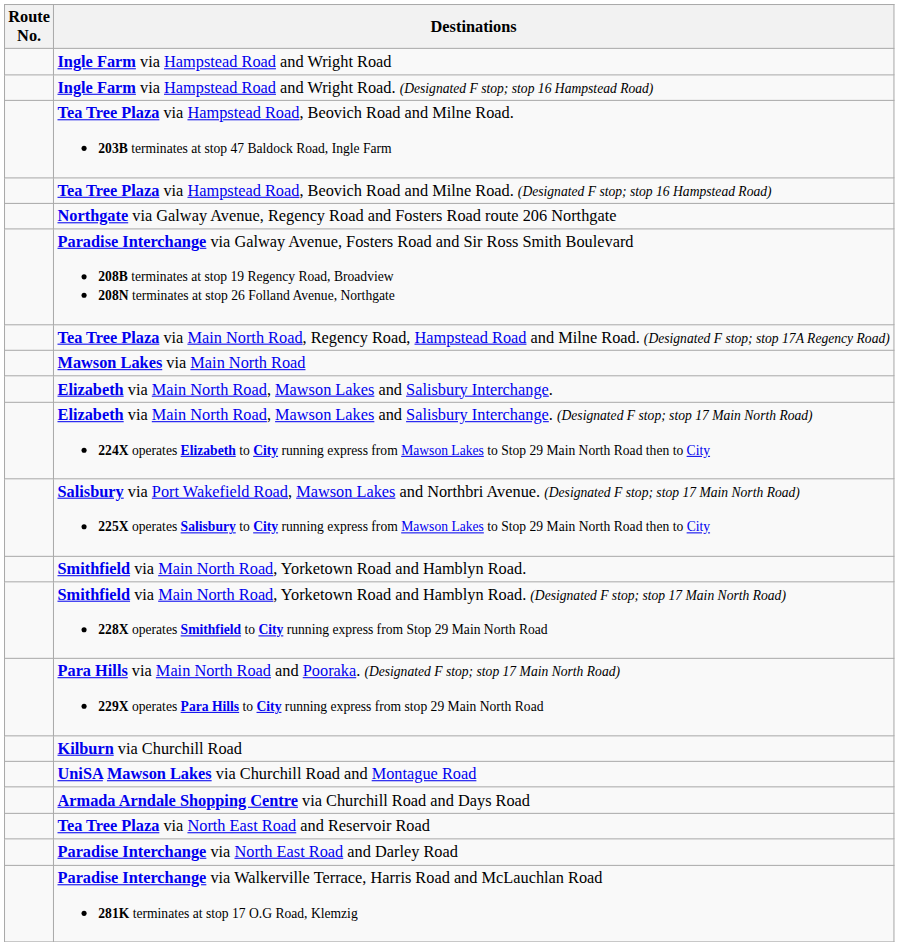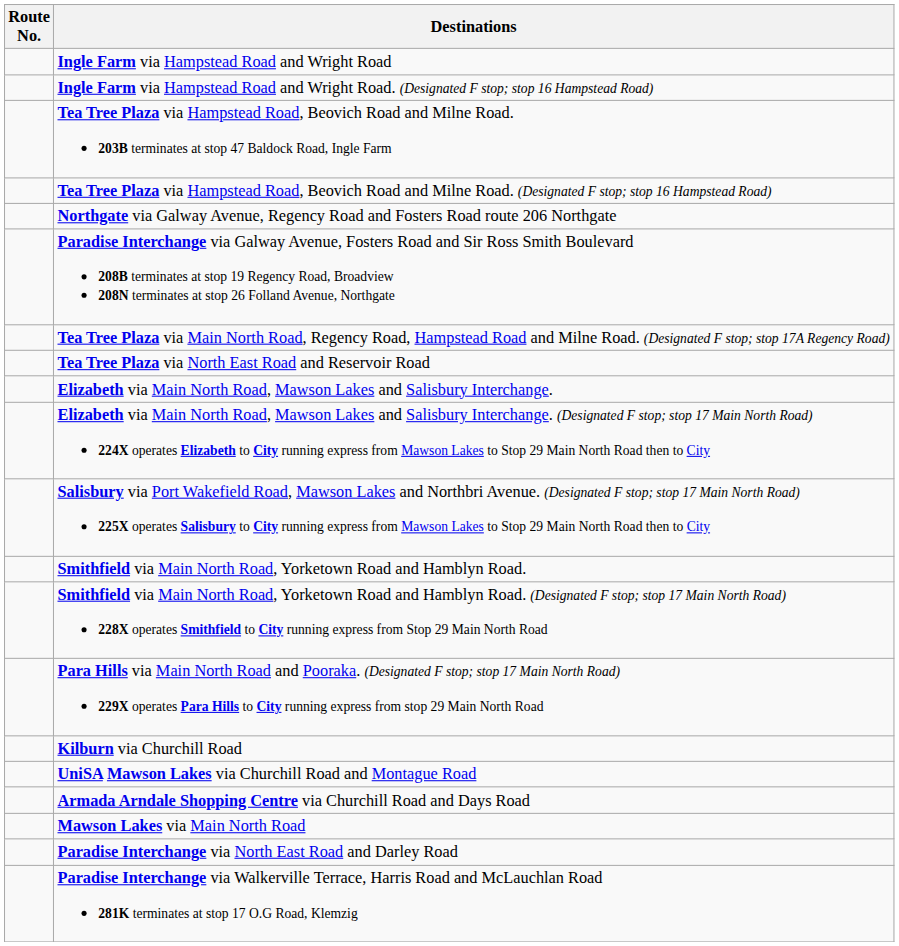rows swapped: (181, 363) <-> (244, 826)
